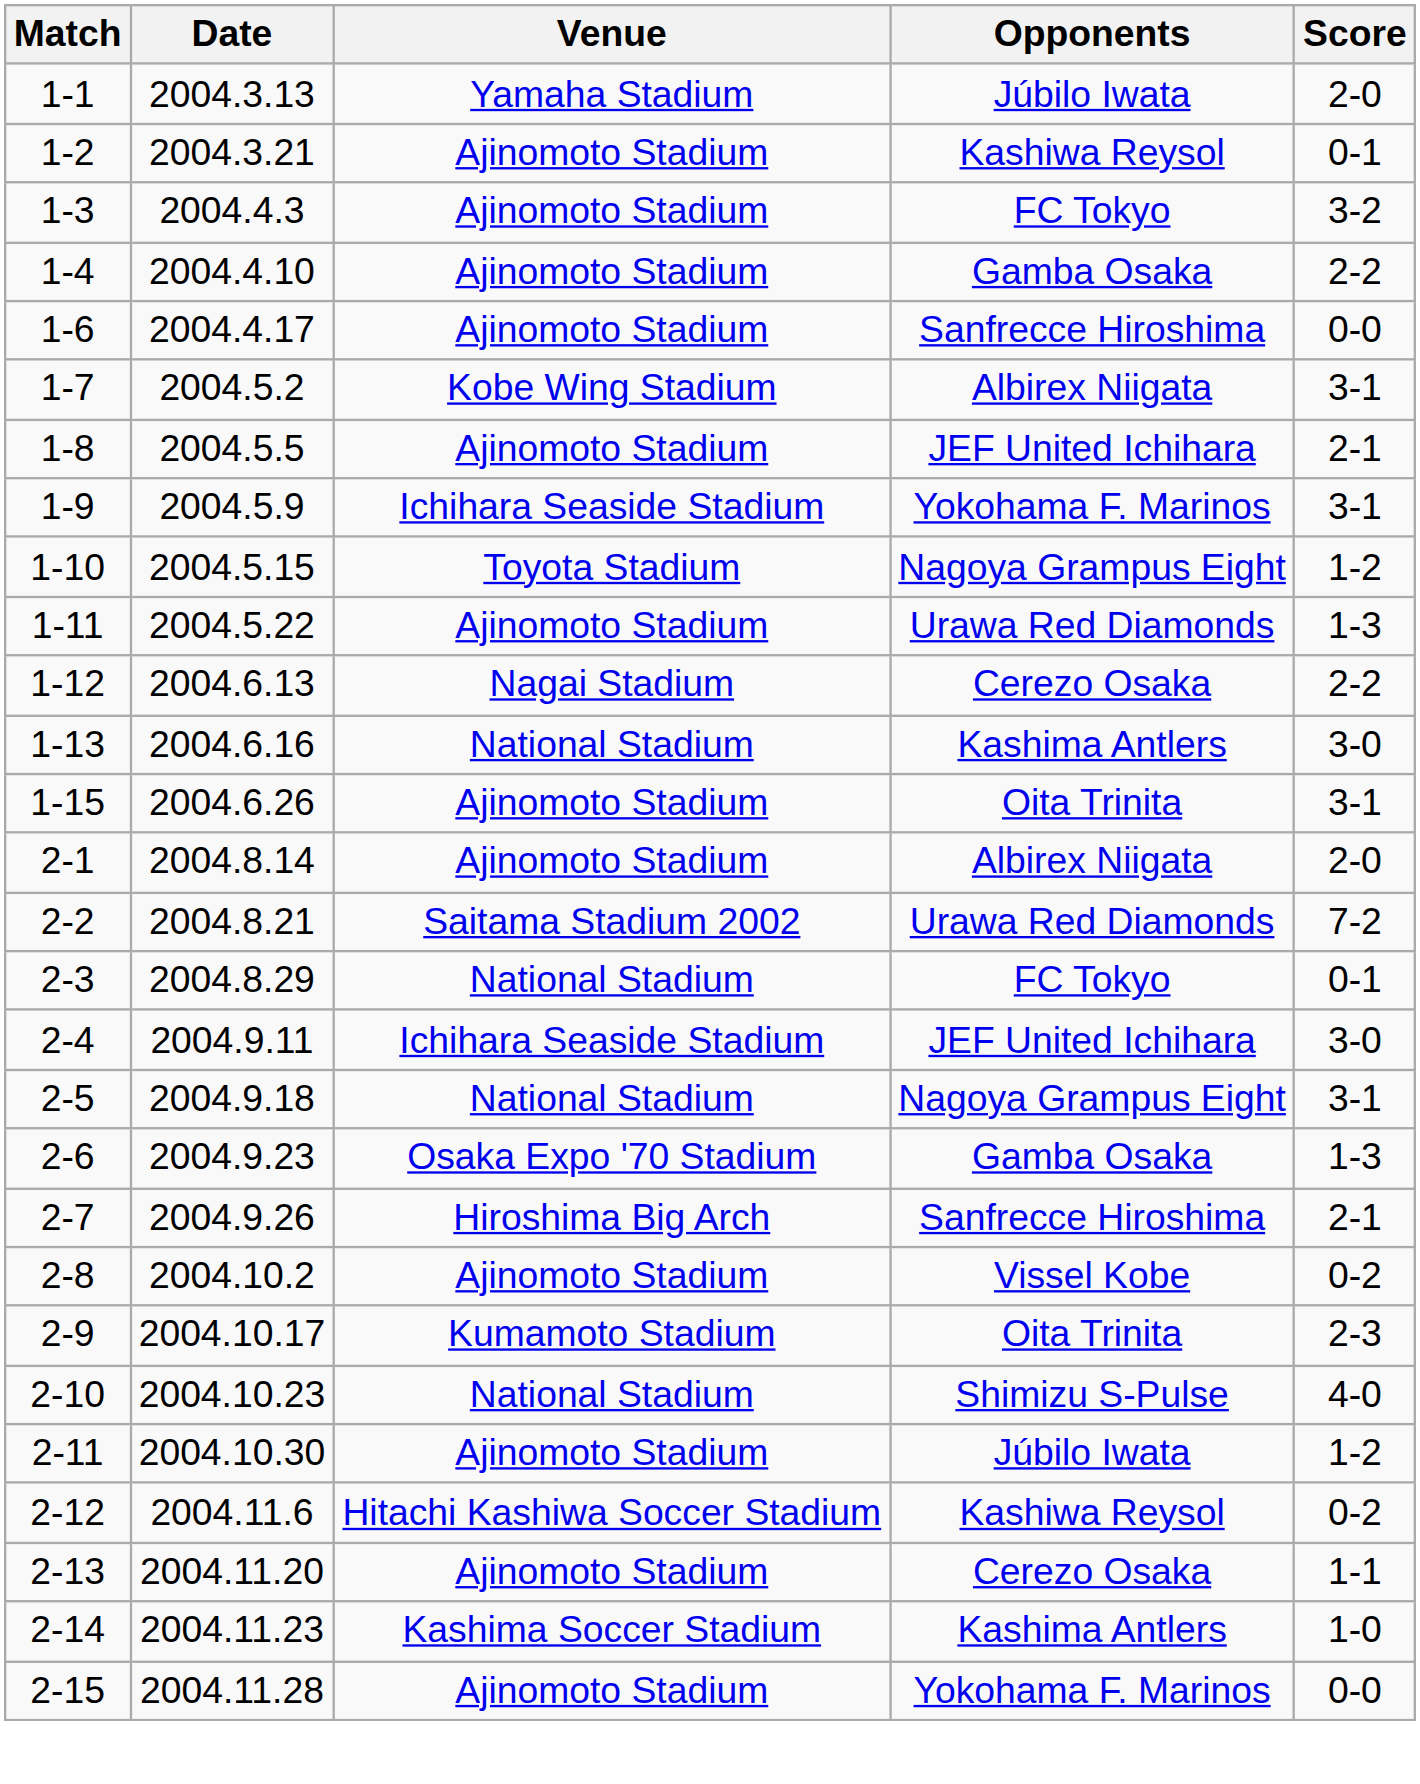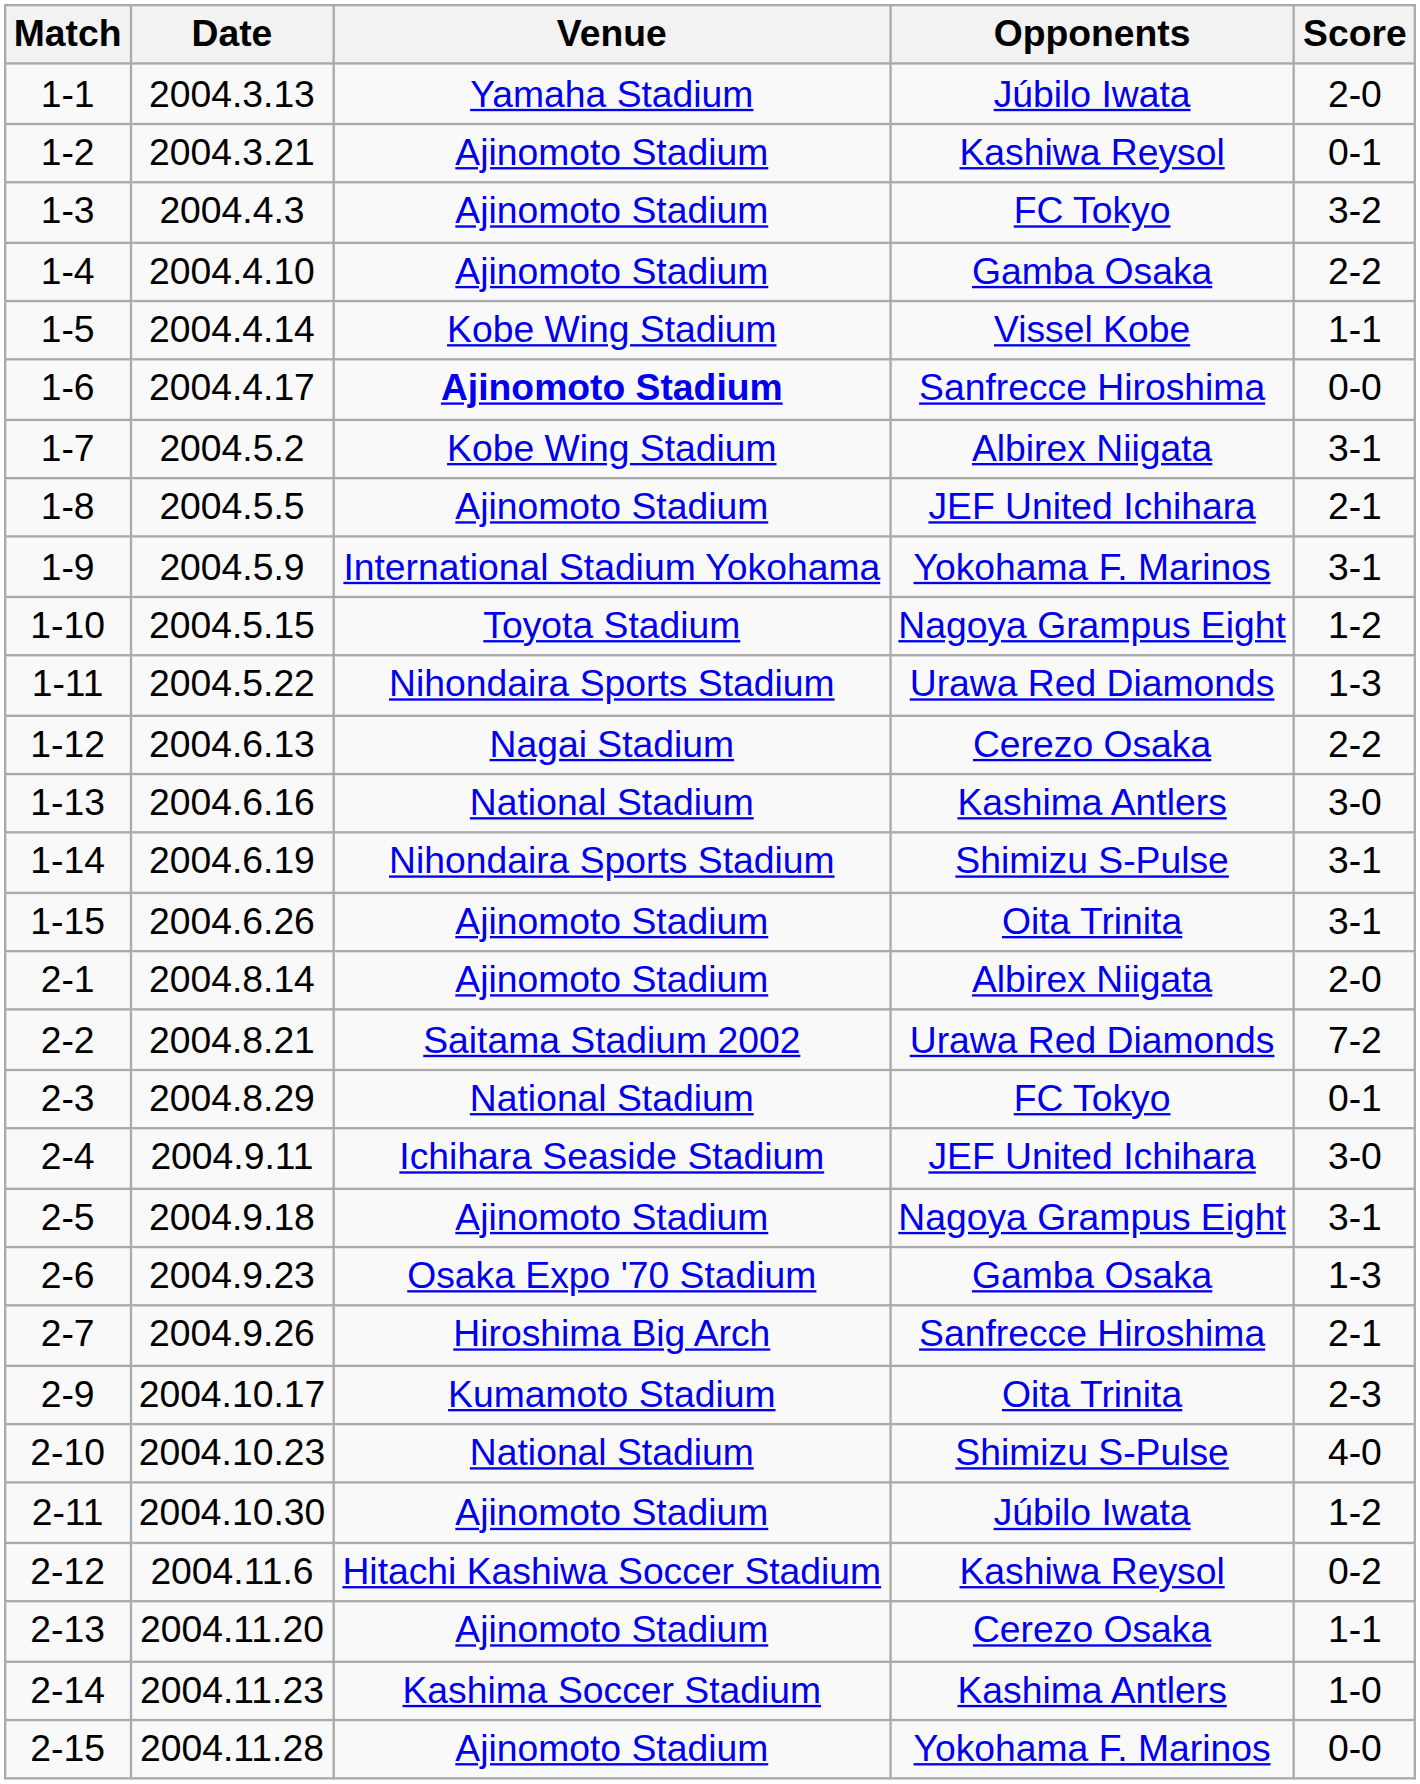+ row: (68, 329)
(612, 329) normal -> (612, 388) bold
(612, 507) Ichihara Seaside Stadium -> (612, 566) International Stadium Yokohama
(612, 625) Ajinomoto Stadium -> (612, 684) Nihondaira Sports Stadium
+ row: (68, 861)
(612, 1098) National Stadium -> (612, 1216) Ajinomoto Stadium
- row: (68, 1275)
